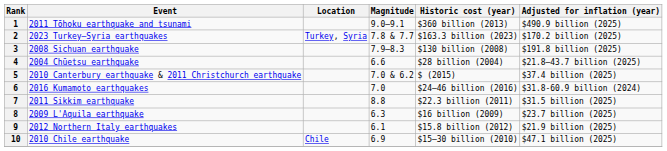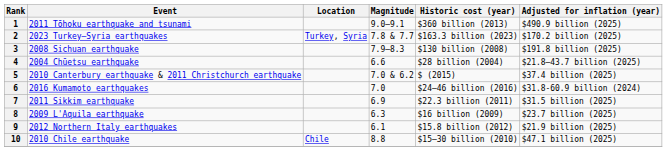(378, 101) 8.8 -> (378, 101) 6.9
(378, 140) 6.9 -> (378, 140) 8.8
